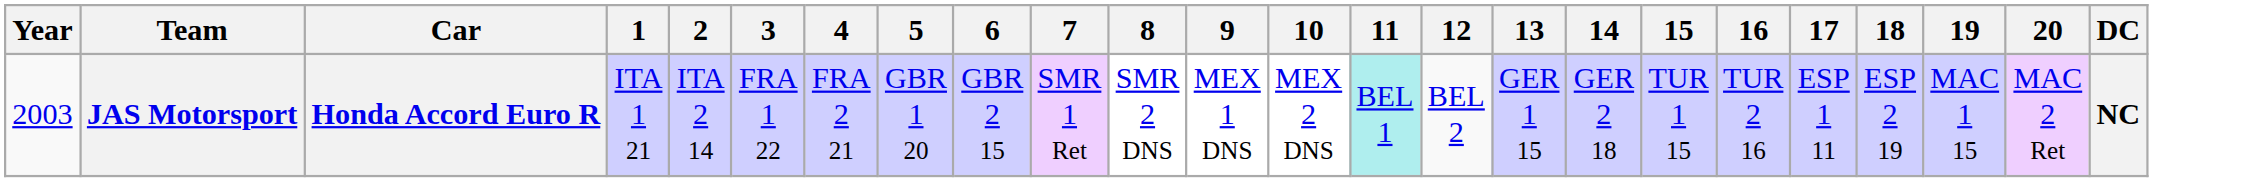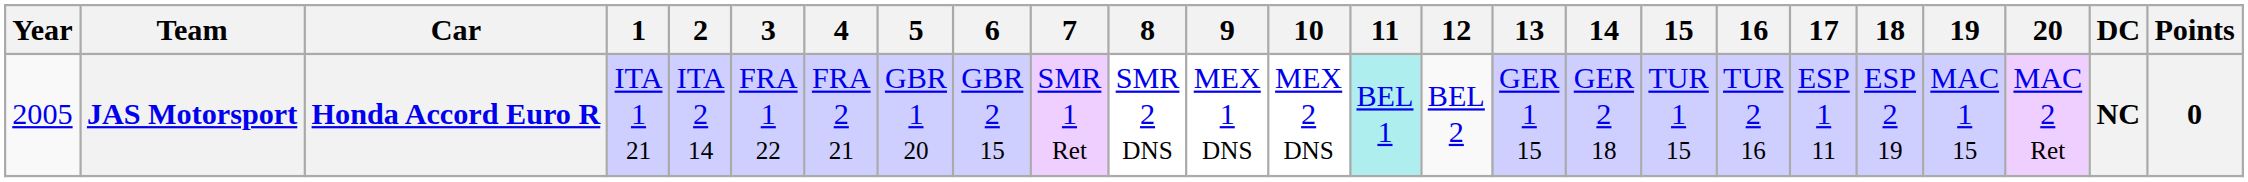+ column: (2195, 28)
(42, 114) 2003 -> (42, 114) 2005
